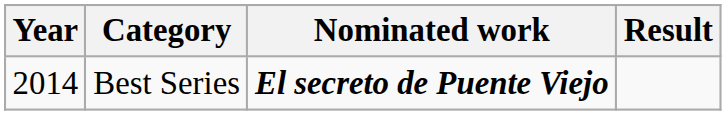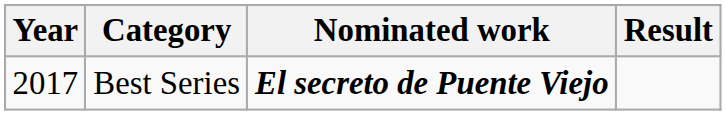(45, 82) 2014 -> (45, 82) 2017
